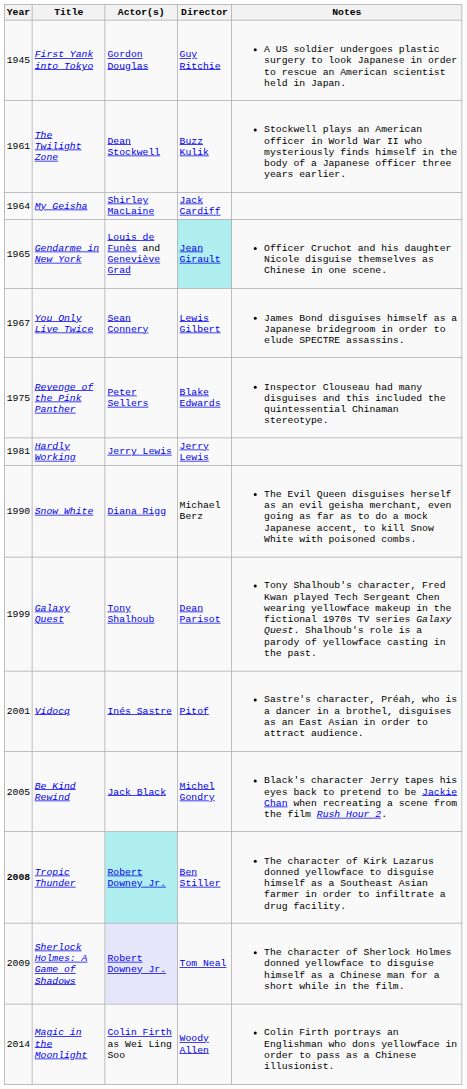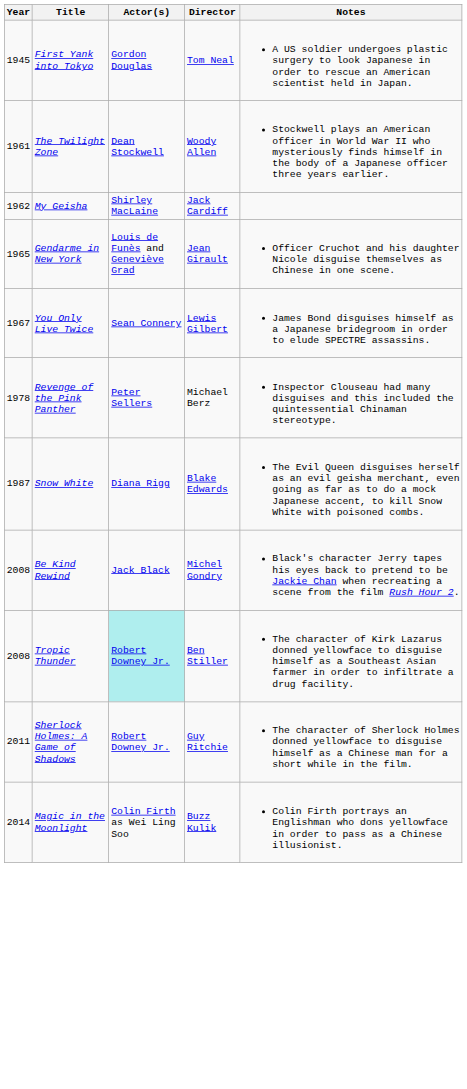(200, 60) Guy Ritchie -> (210, 60) Tom Neal
(194, 146) Buzz Kulik -> (202, 146) Woody Allen
(18, 206) 1964 -> (18, 206) 1962
(200, 254) paleturquoise background -> (207, 254) no background
(18, 398) 1975 -> (18, 398) 1978
(200, 398) Blake Edwards -> (207, 398) Michael Berz
- row: (55, 452)
(18, 511) 1990 -> (18, 484) 1987
(200, 511) Michael Berz -> (207, 484) Blake Edwards
- row: (52, 614)
- row: (52, 711)
(18, 792) 2005 -> (18, 570) 2008
(18, 878) bold -> (18, 656) normal
(18, 964) 2009 -> (18, 742) 2011
(137, 964) lavender background -> (141, 742) no background
(203, 964) Tom Neal -> (207, 742) Guy Ritchie
(194, 1044) Woody Allen -> (202, 822) Buzz Kulik
